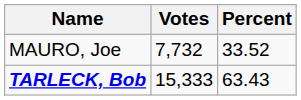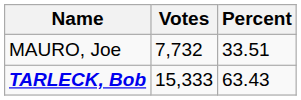(246, 49) 33.52 -> (246, 49) 33.51
